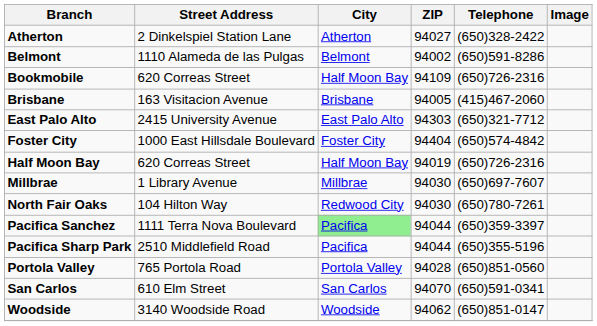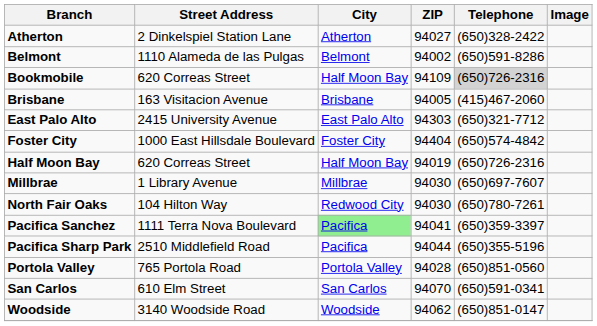(501, 78) no background -> (501, 78) lightgrey background
(433, 225) 94044 -> (433, 225) 94041
